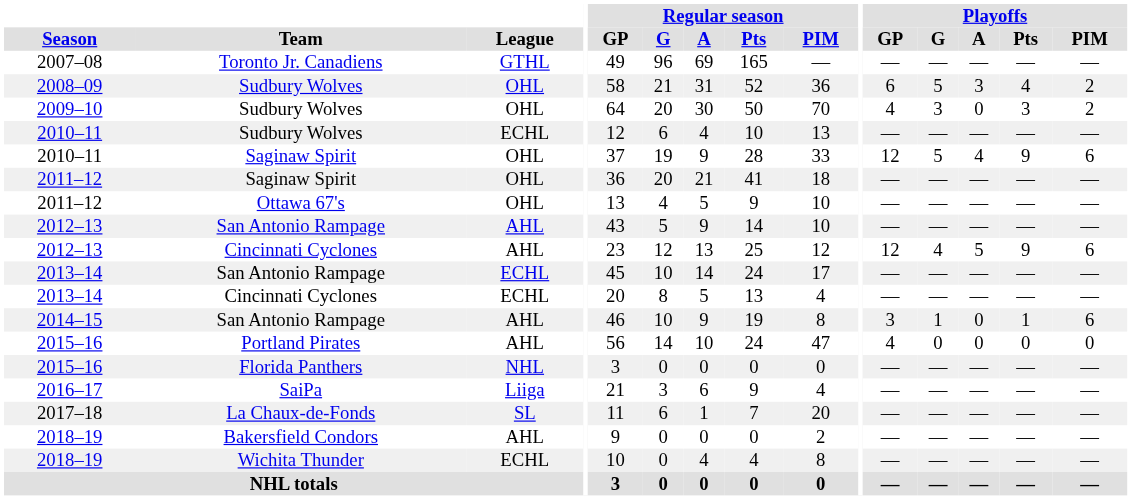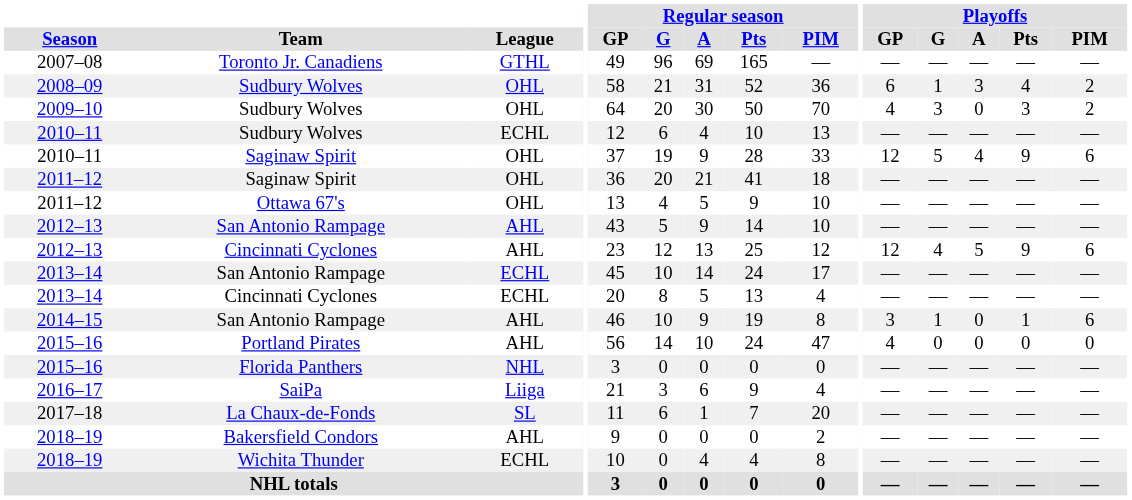(938, 85) 5 -> (938, 85) 1
